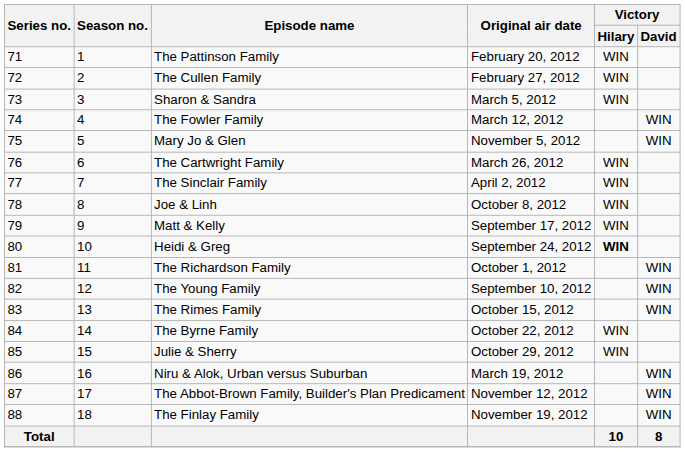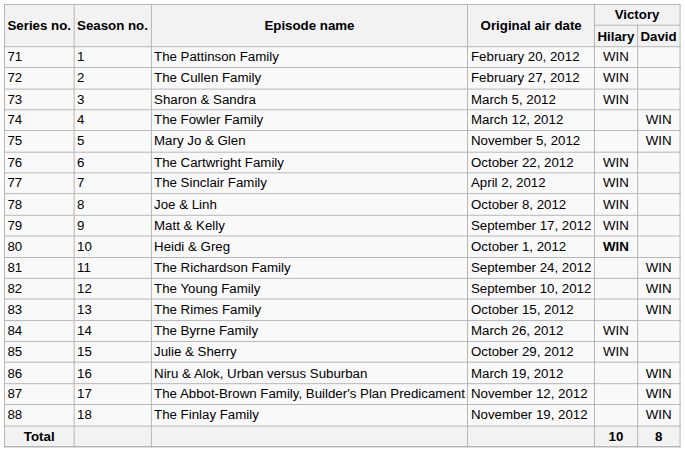(517, 162) March 26, 2012 -> (522, 162) October 22, 2012
(531, 246) September 24, 2012 -> (519, 246) October 1, 2012
(519, 267) October 1, 2012 -> (531, 267) September 24, 2012
(522, 330) October 22, 2012 -> (517, 330) March 26, 2012
